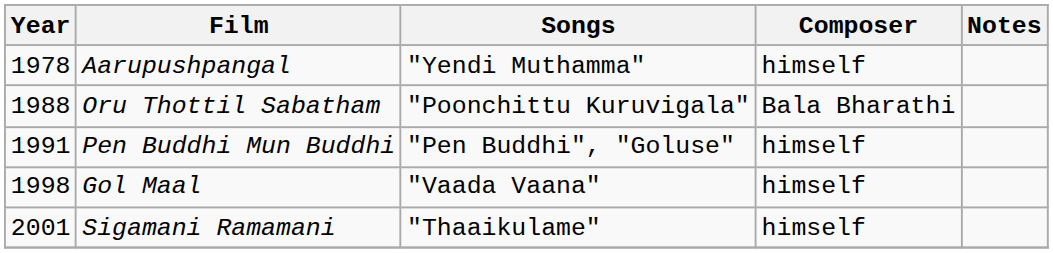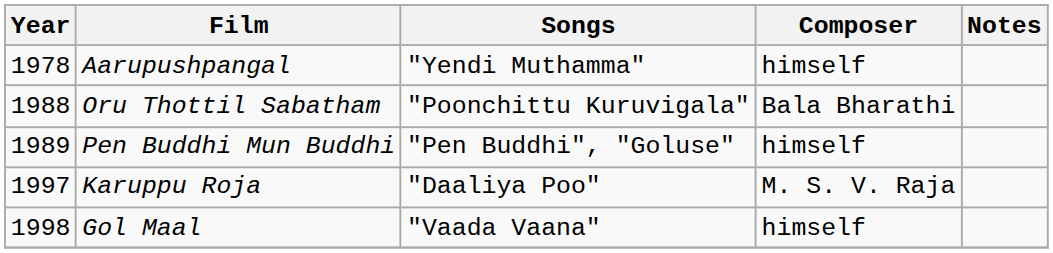(41, 147) 1991 -> (41, 147) 1989
+ row: (172, 187)
- row: (209, 228)
